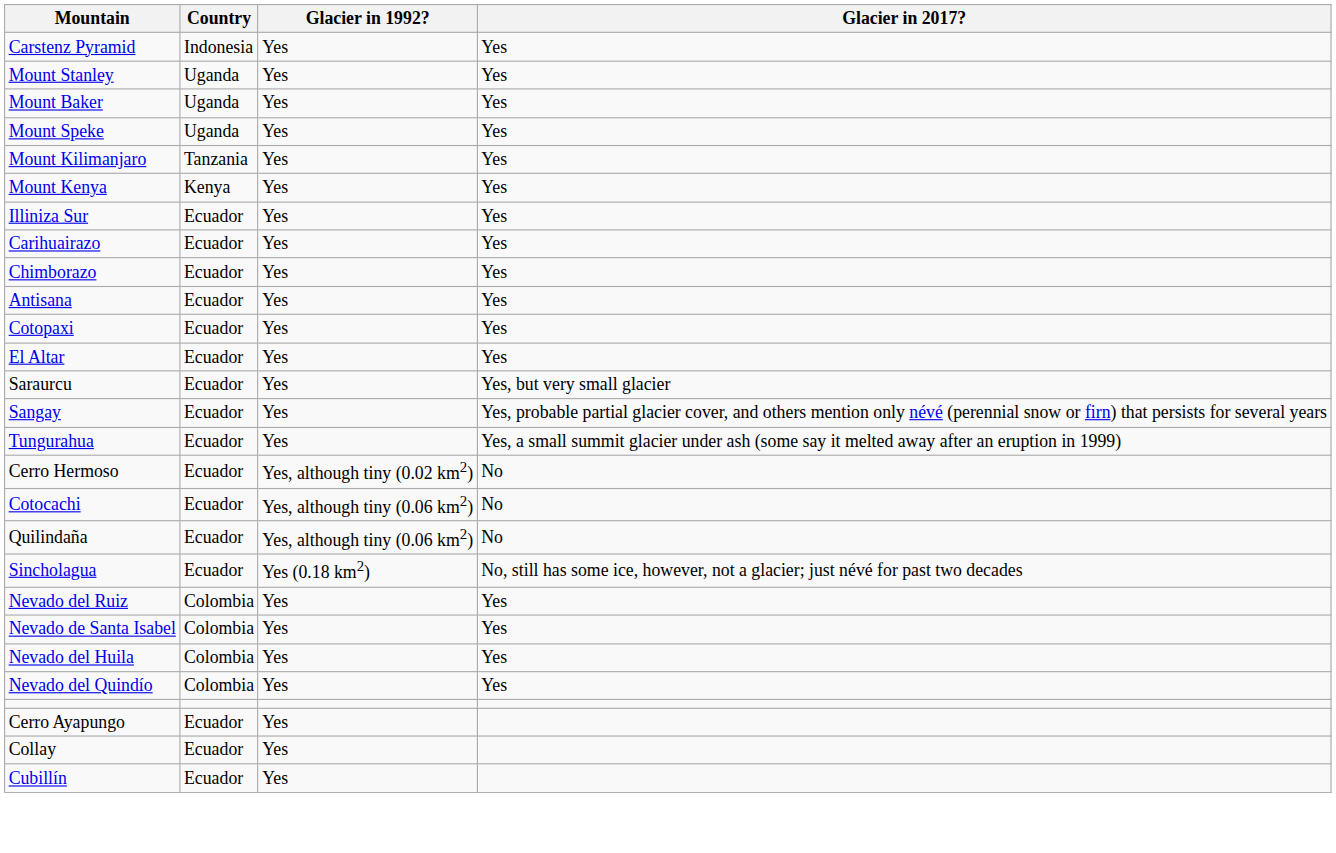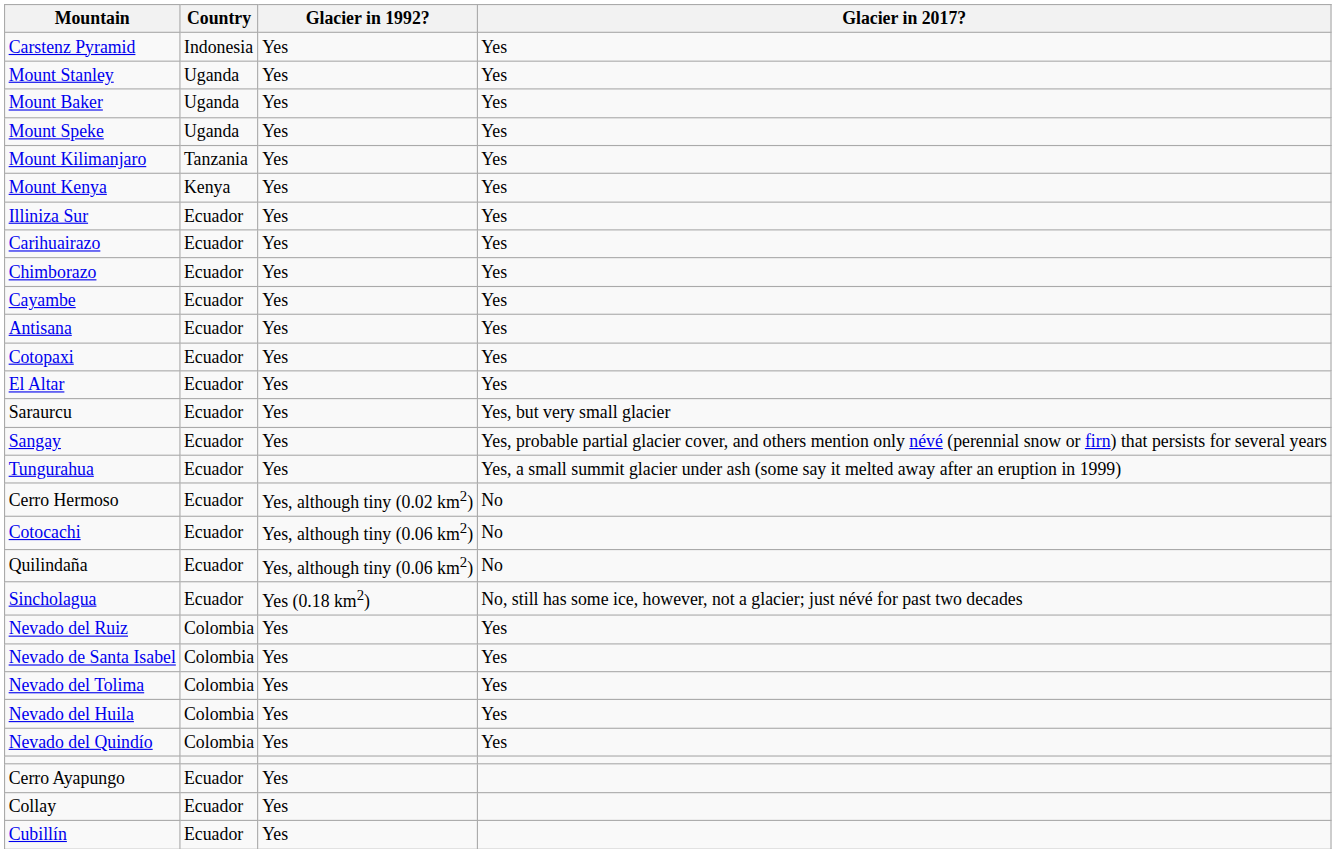+ row: (42, 300)
+ row: (76, 685)
